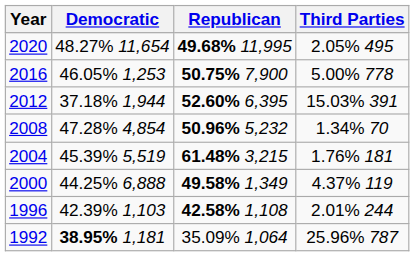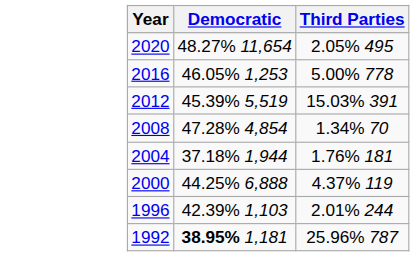- column: (235, 19)
(112, 101) 37.18% 1,944 -> (235, 101) 45.39% 5,519
(112, 155) 45.39% 5,519 -> (235, 155) 37.18% 1,944
